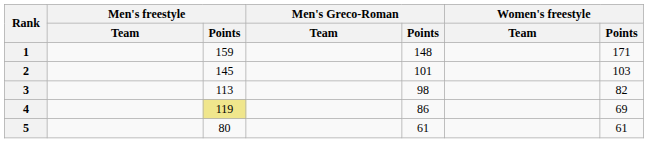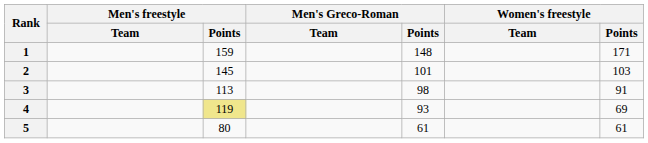(622, 90) 82 -> (622, 90) 91
(423, 109) 86 -> (423, 109) 93
